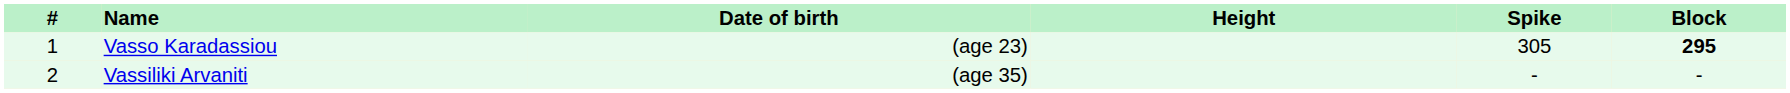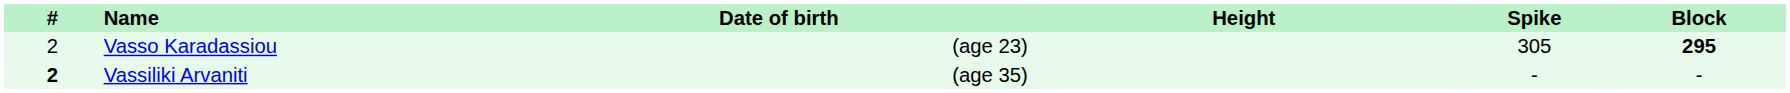(52, 46) 1 -> (52, 46) 2
(52, 74) normal -> (52, 74) bold
